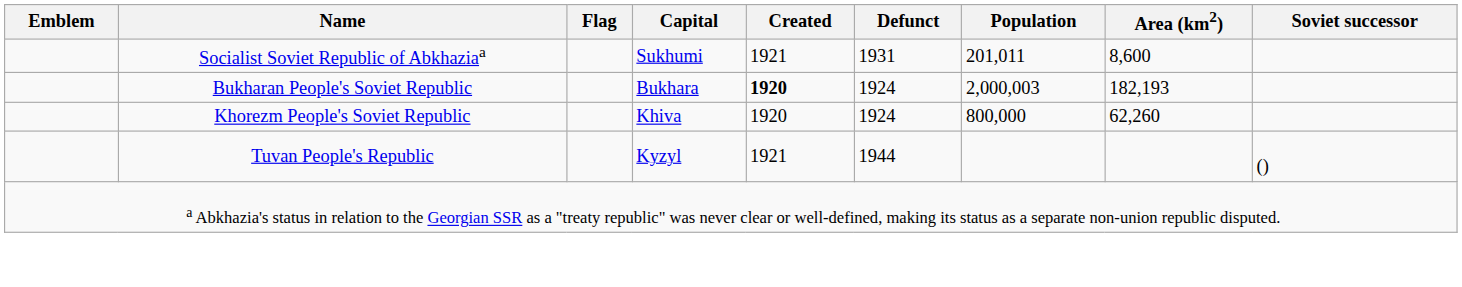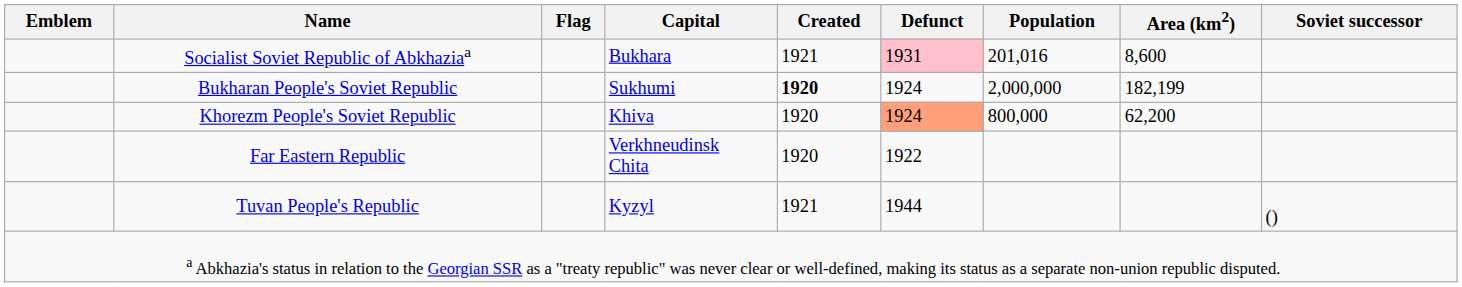(670, 55) Sukhumi -> (640, 55) Bukhara
(877, 55) no background -> (903, 55) pink background
(996, 55) 201,011 -> (1018, 55) 201,016
(668, 87) Bukhara -> (642, 87) Sukhumi
(1003, 87) 2,000,003 -> (1025, 87) 2,000,000
(1139, 87) 182,193 -> (1155, 87) 182,199
(877, 116) no background -> (903, 116) lightsalmon background
(1135, 116) 62,260 -> (1150, 116) 62,200
+ row: (328, 156)
